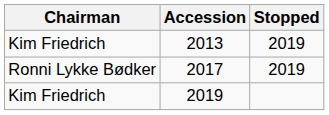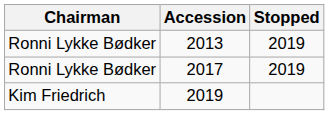(57, 43) Kim Friedrich -> (82, 43) Ronni Lykke Bødker
